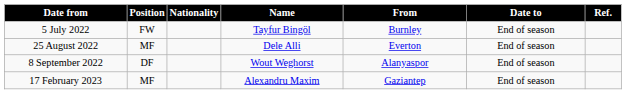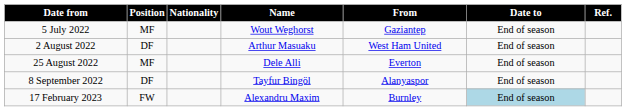(147, 30) FW -> (147, 30) MF
(282, 30) Tayfur Bingöl -> (282, 30) Wout Weghorst
(405, 30) Burnley -> (405, 30) Gaziantep
+ row: (66, 47)
(282, 63) Wout Weghorst -> (282, 80) Tayfur Bingöl
(147, 80) MF -> (147, 97) FW
(405, 80) Gaziantep -> (405, 97) Burnley
(526, 80) no background -> (526, 97) lightblue background
